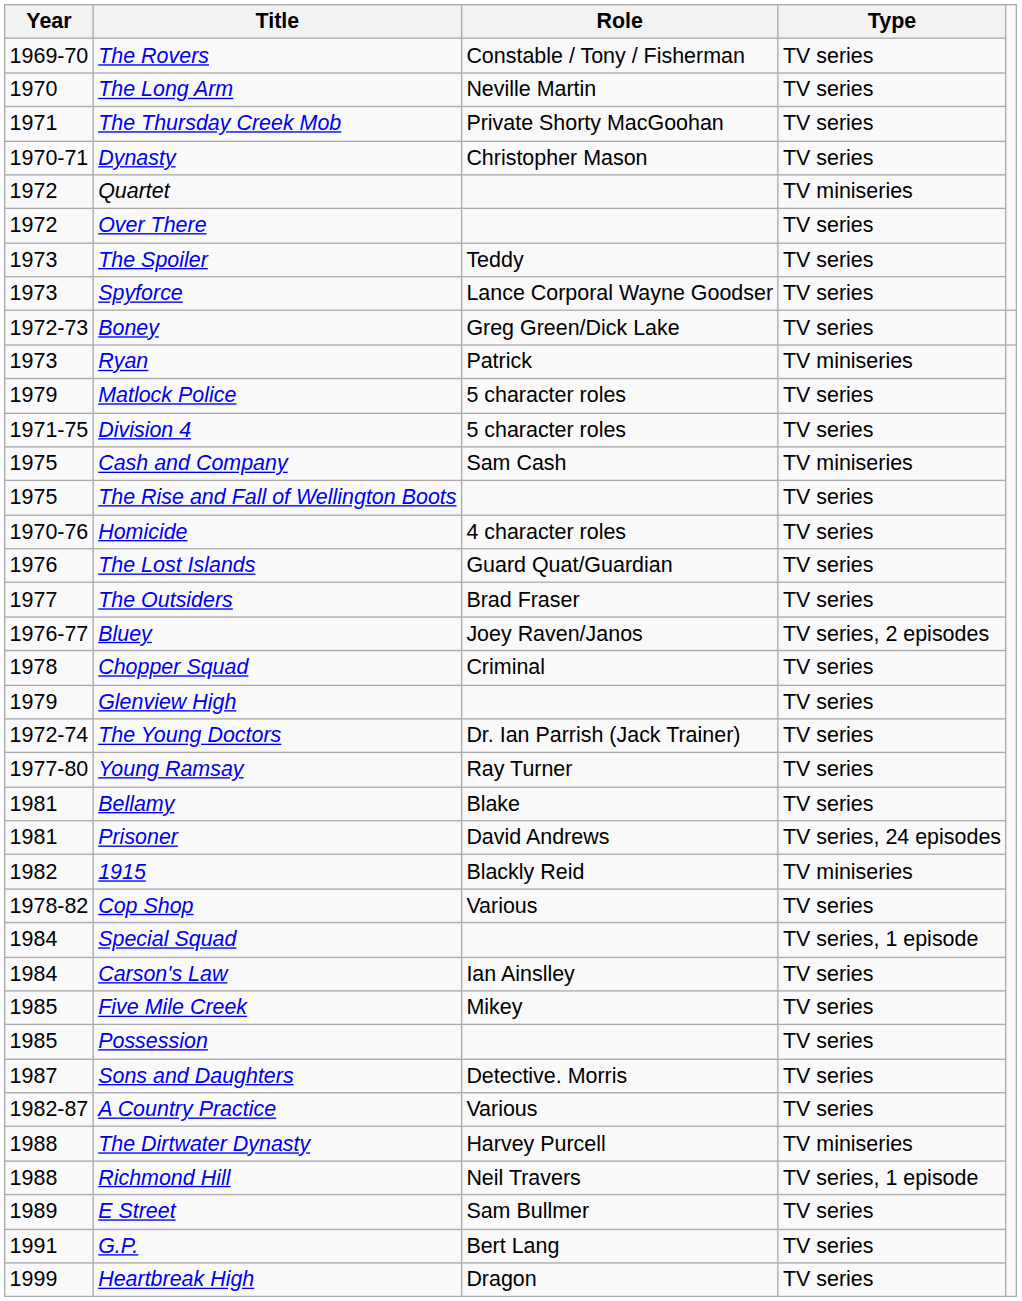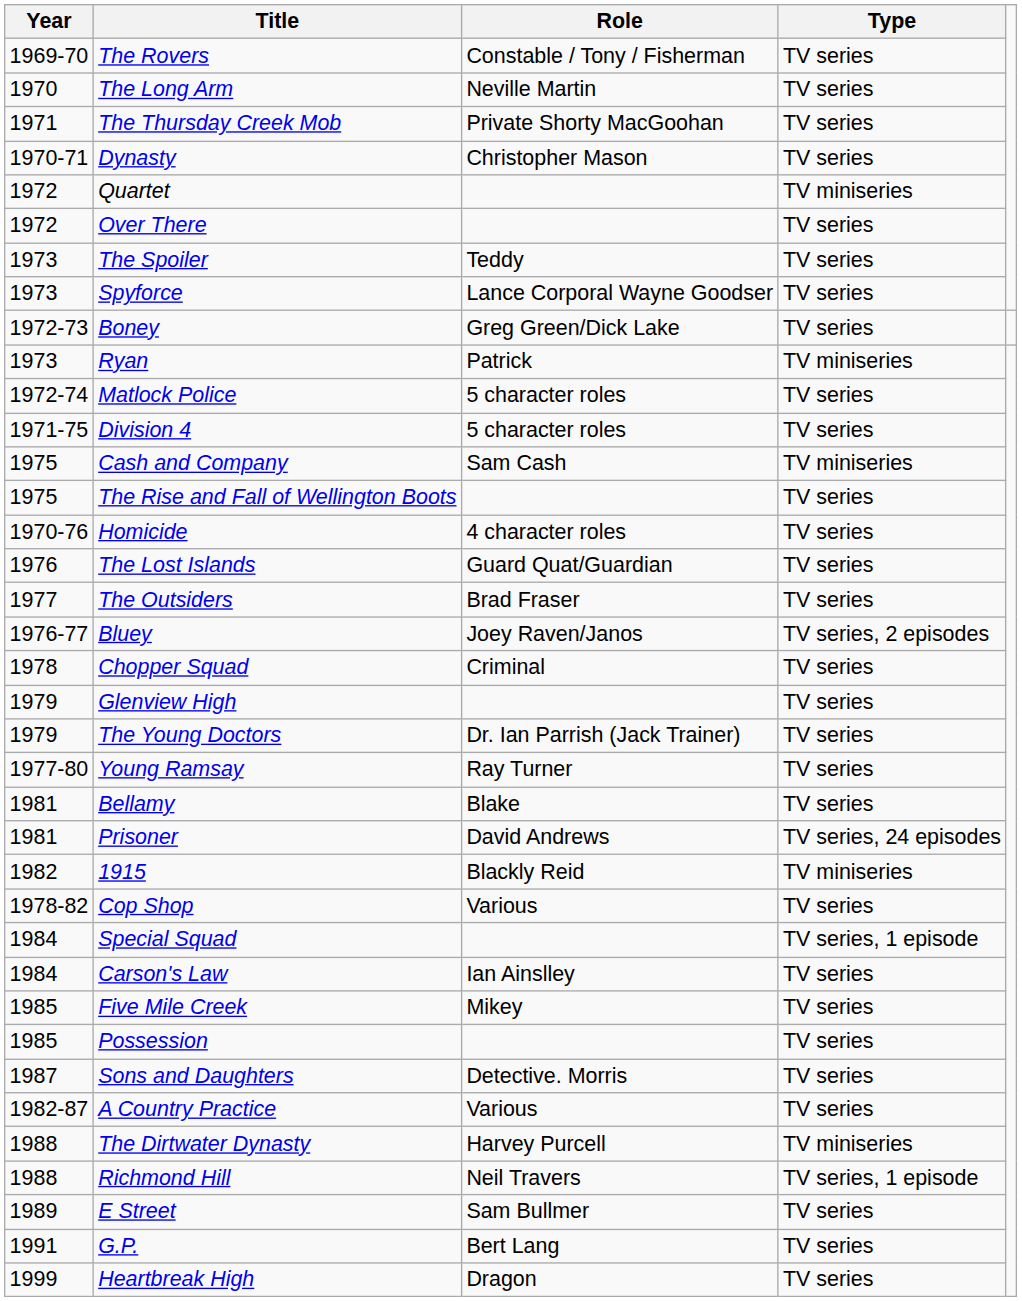(33, 395) 1979 -> (49, 395) 1972-74
(49, 735) 1972-74 -> (33, 735) 1979
